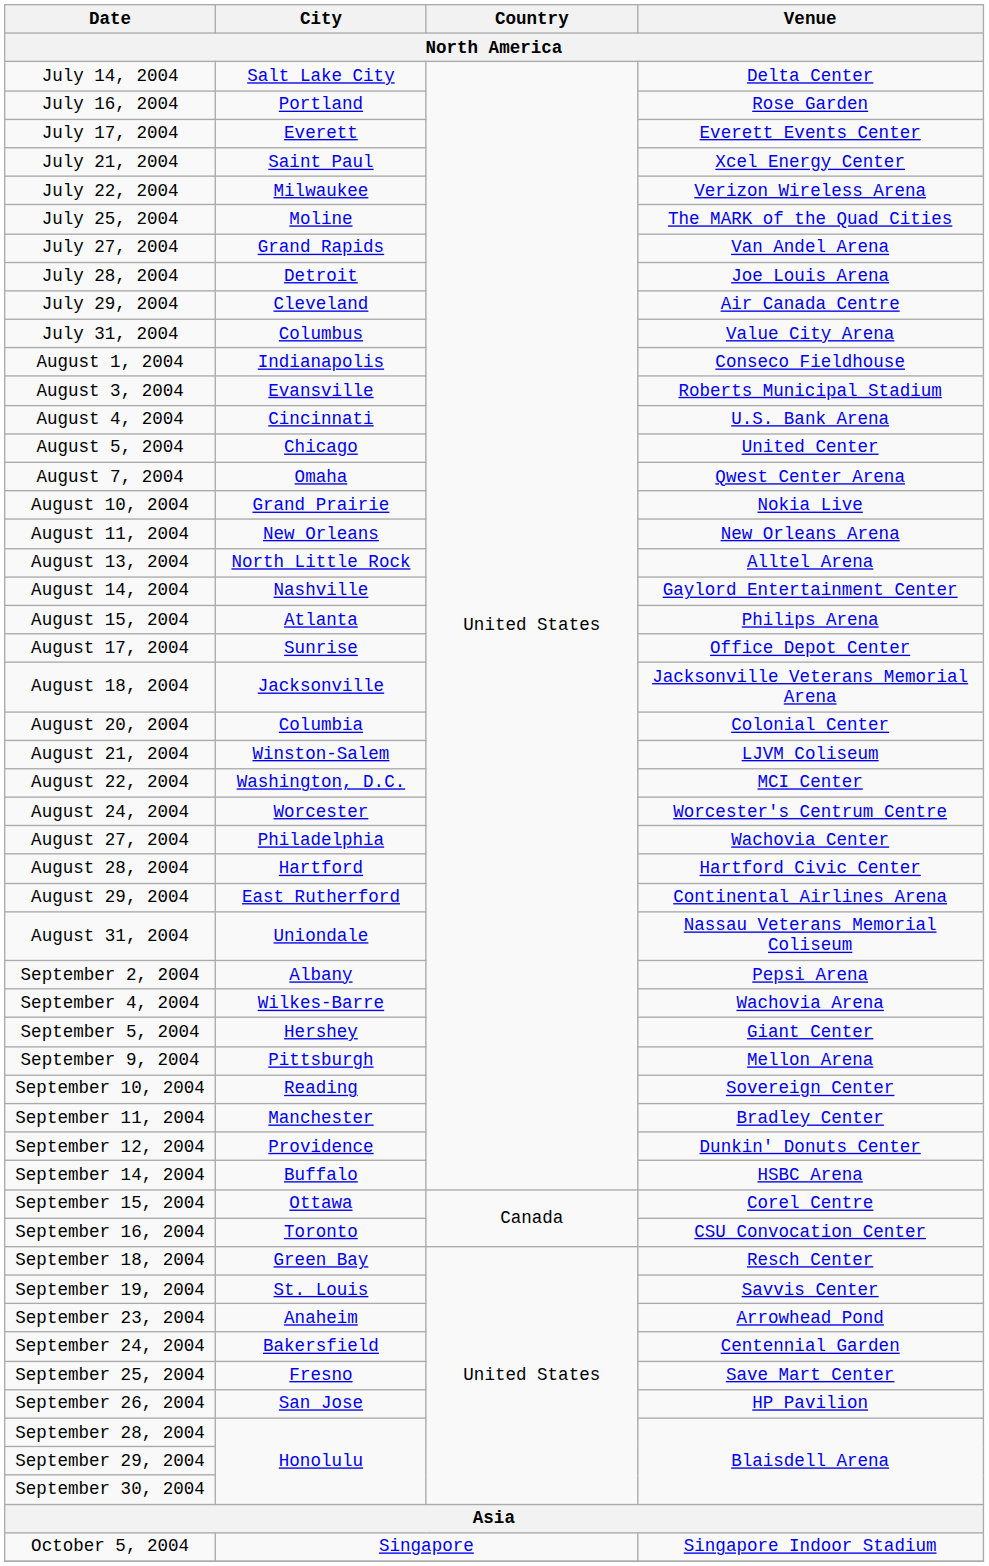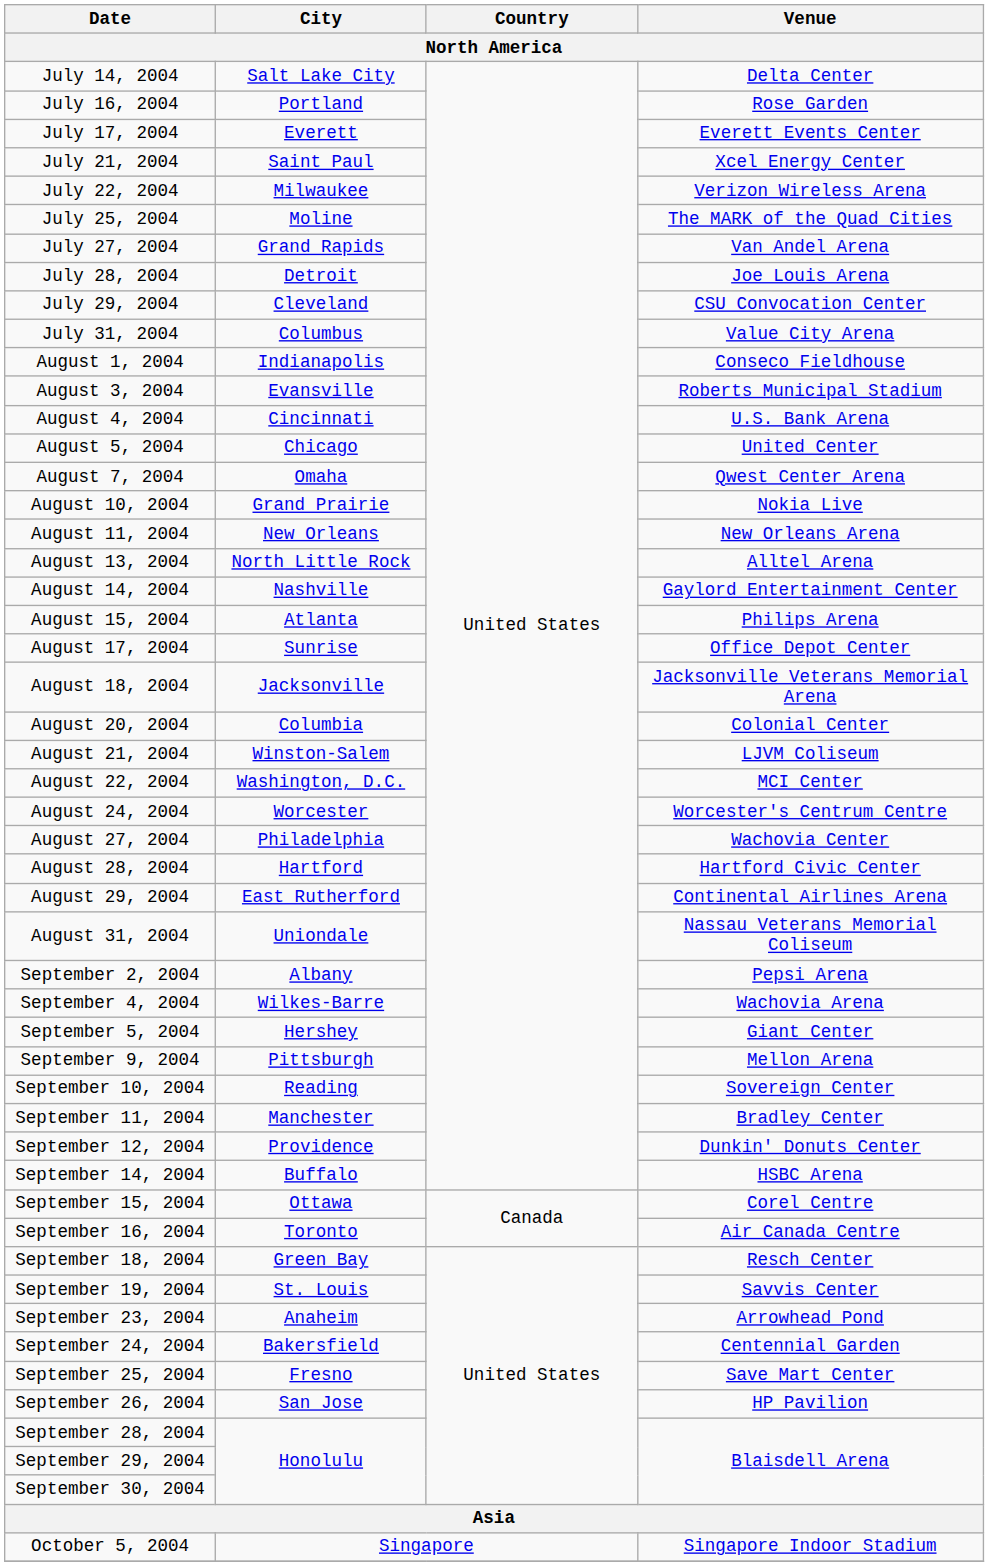(810, 305) Air Canada Centre -> (810, 305) CSU Convocation Center
(810, 1232) CSU Convocation Center -> (810, 1232) Air Canada Centre
